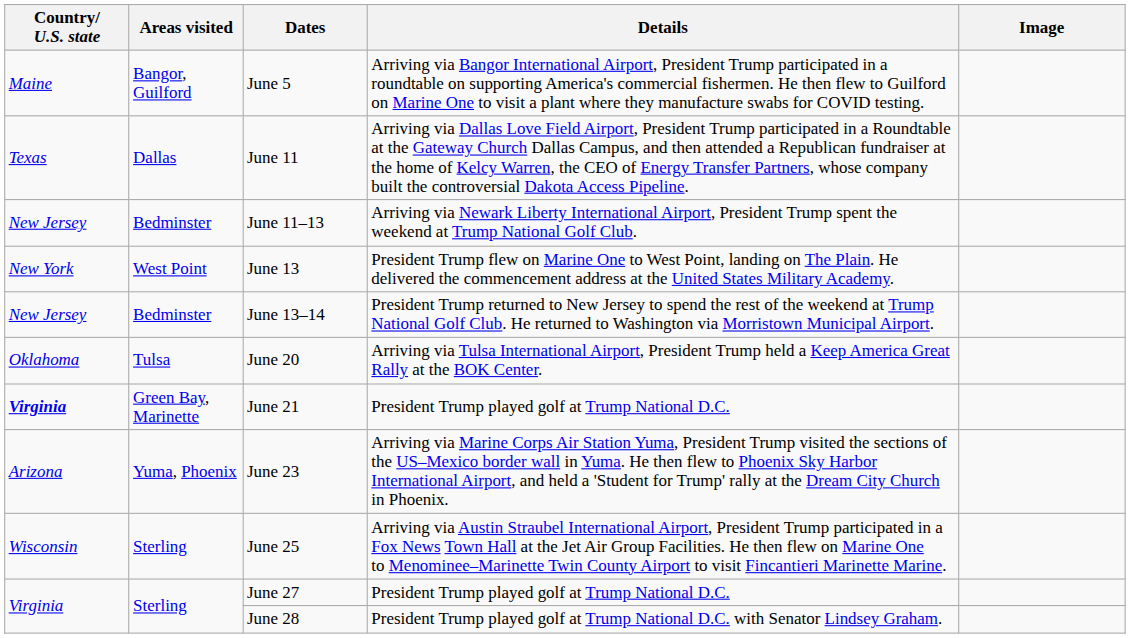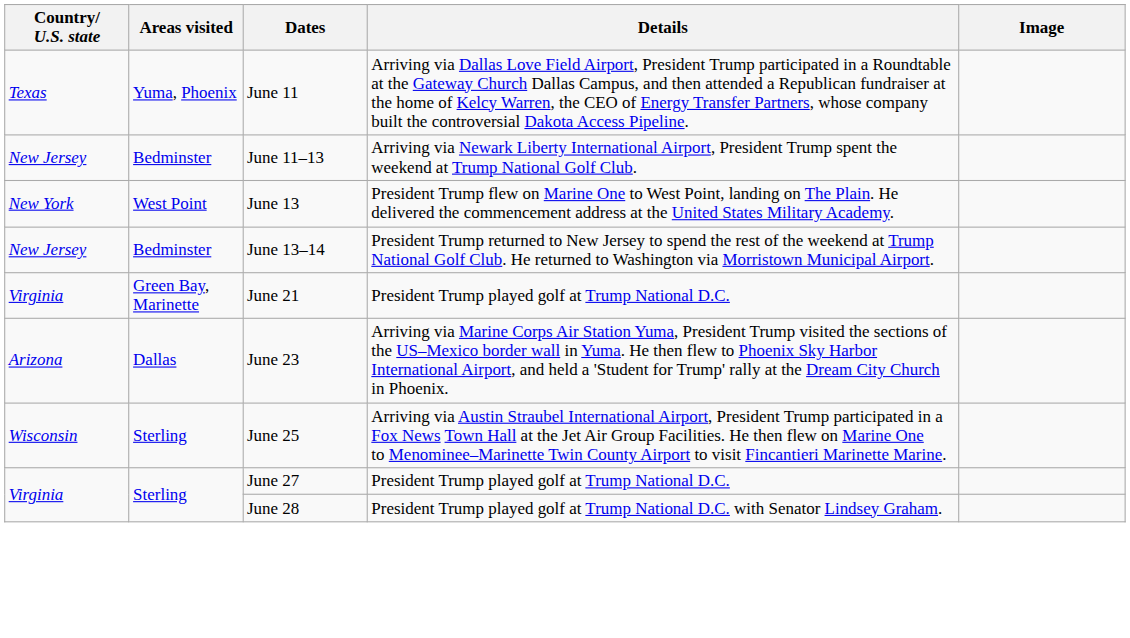- row: (269, 83)
(155, 157) Dallas -> (185, 92) Yuma, Phoenix
- row: (273, 360)
(37, 406) bold -> (36, 295) normal
(185, 471) Yuma, Phoenix -> (155, 360) Dallas
